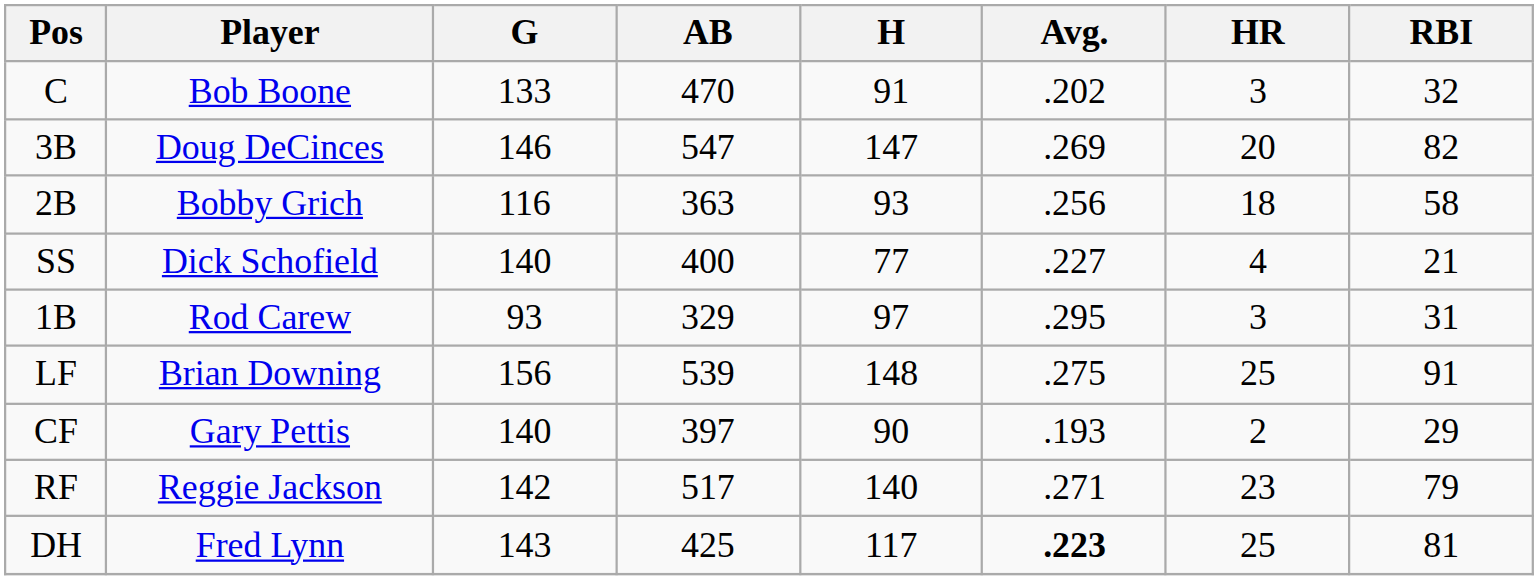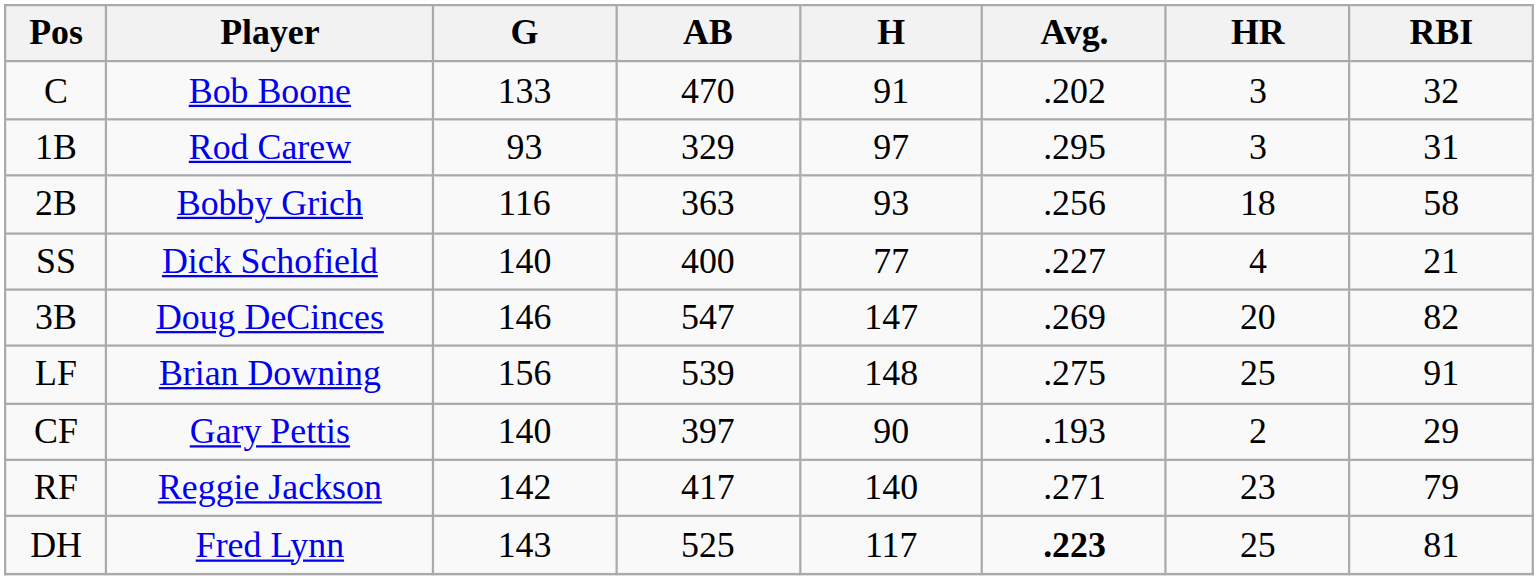rows swapped: (56, 317) <-> (56, 146)
(708, 487) 517 -> (708, 487) 417
(708, 544) 425 -> (708, 544) 525
